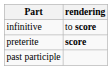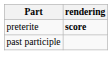- row: (24, 27)
